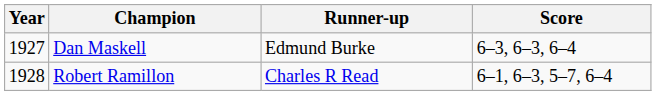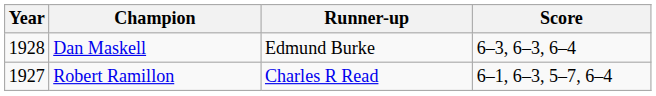(27, 47) 1927 -> (27, 47) 1928
(27, 76) 1928 -> (27, 76) 1927
